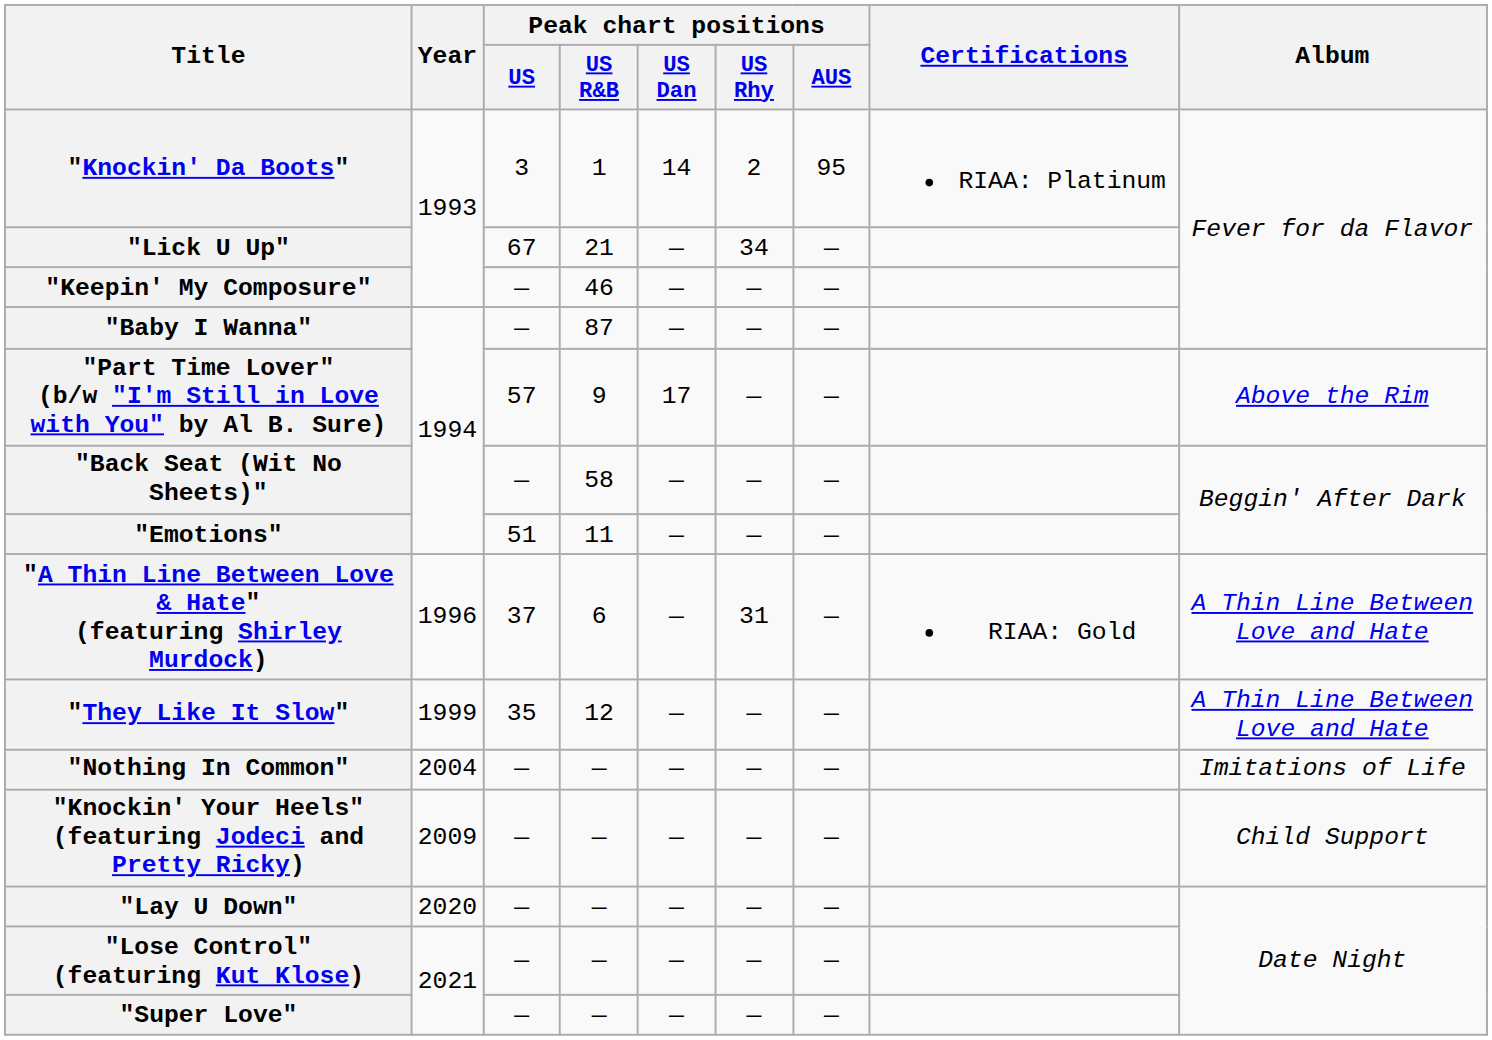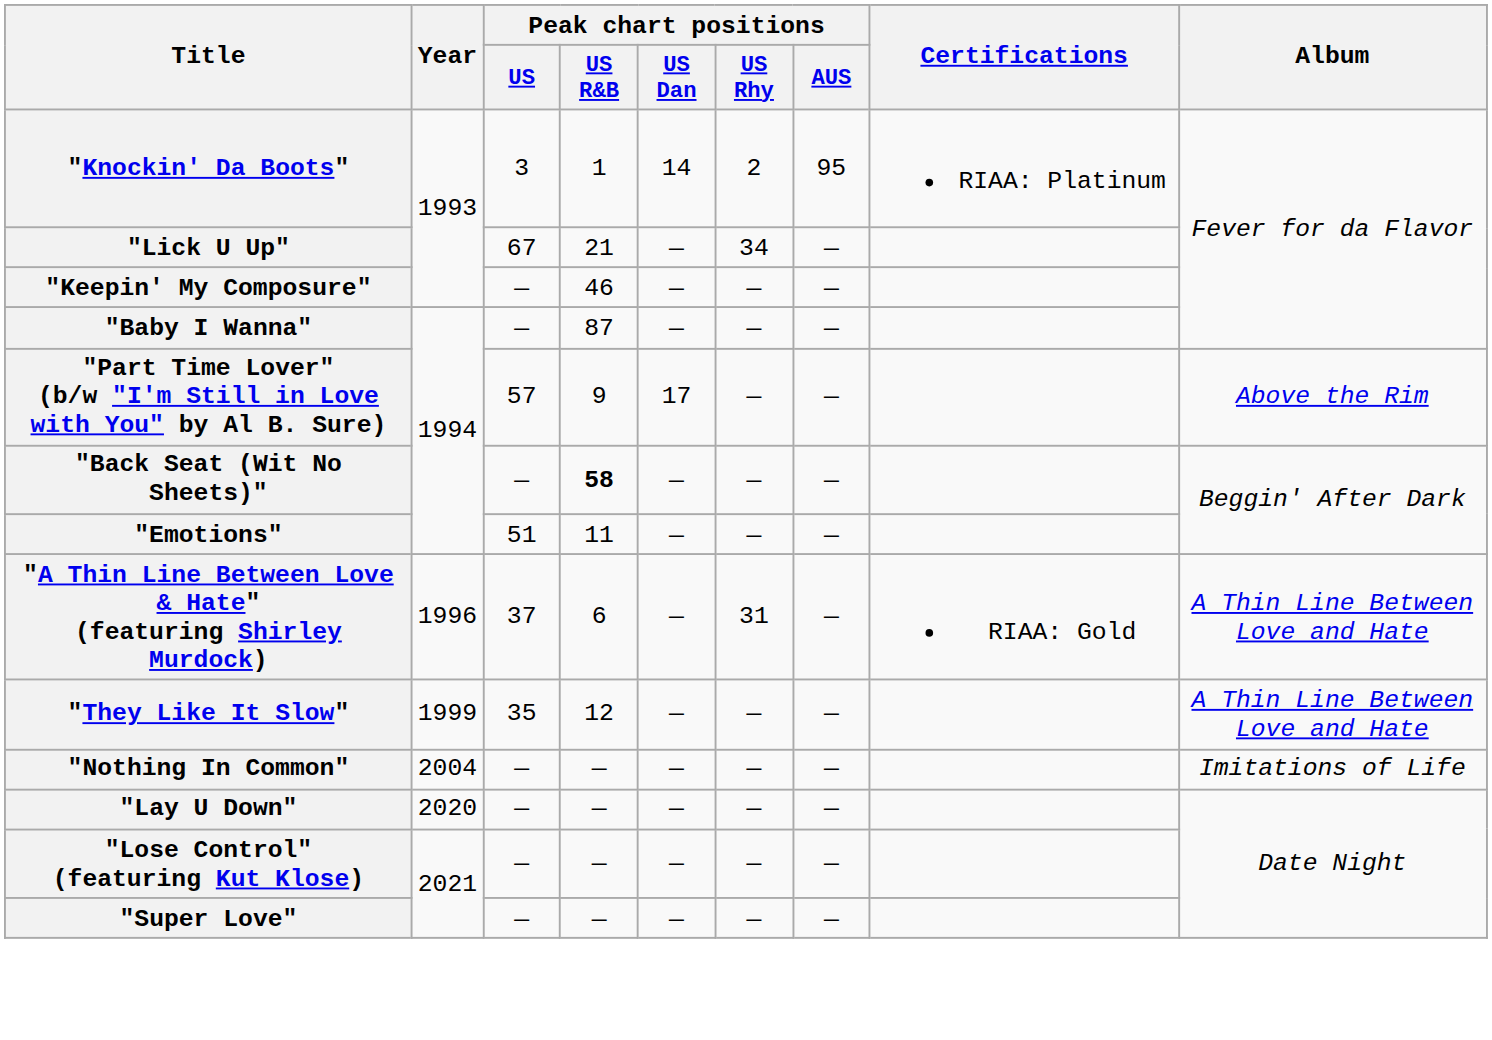(599, 480) normal -> (599, 480) bold
- row: (208, 838)
